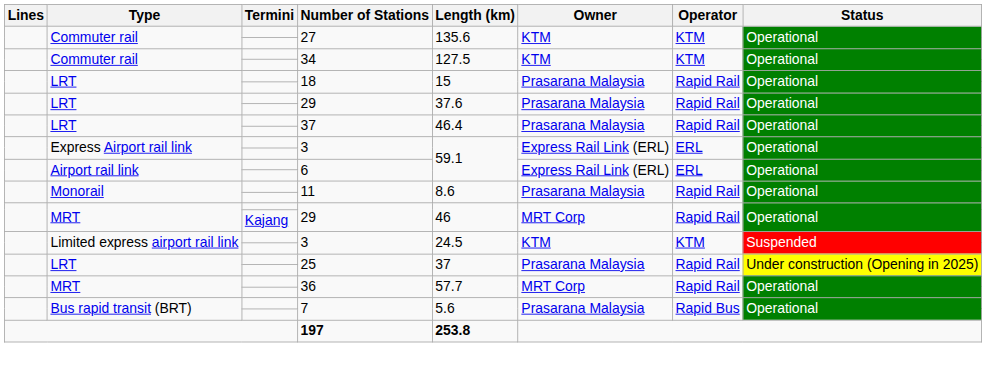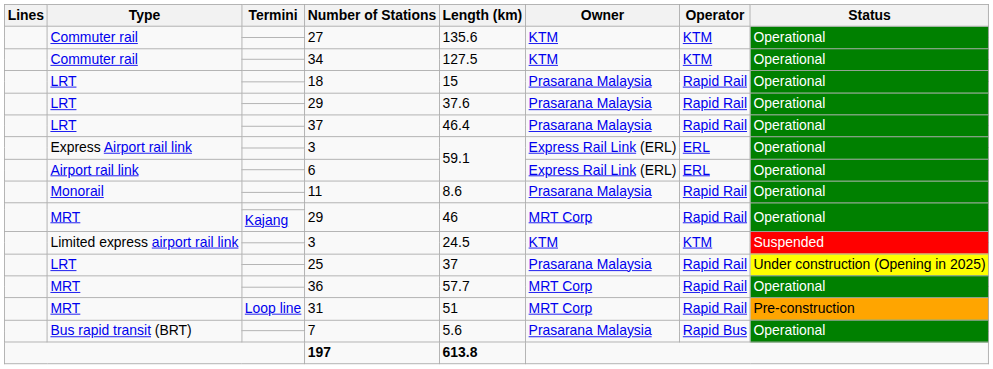+ row: (65, 308)
(453, 331) 253.8 -> (460, 353) 613.8
